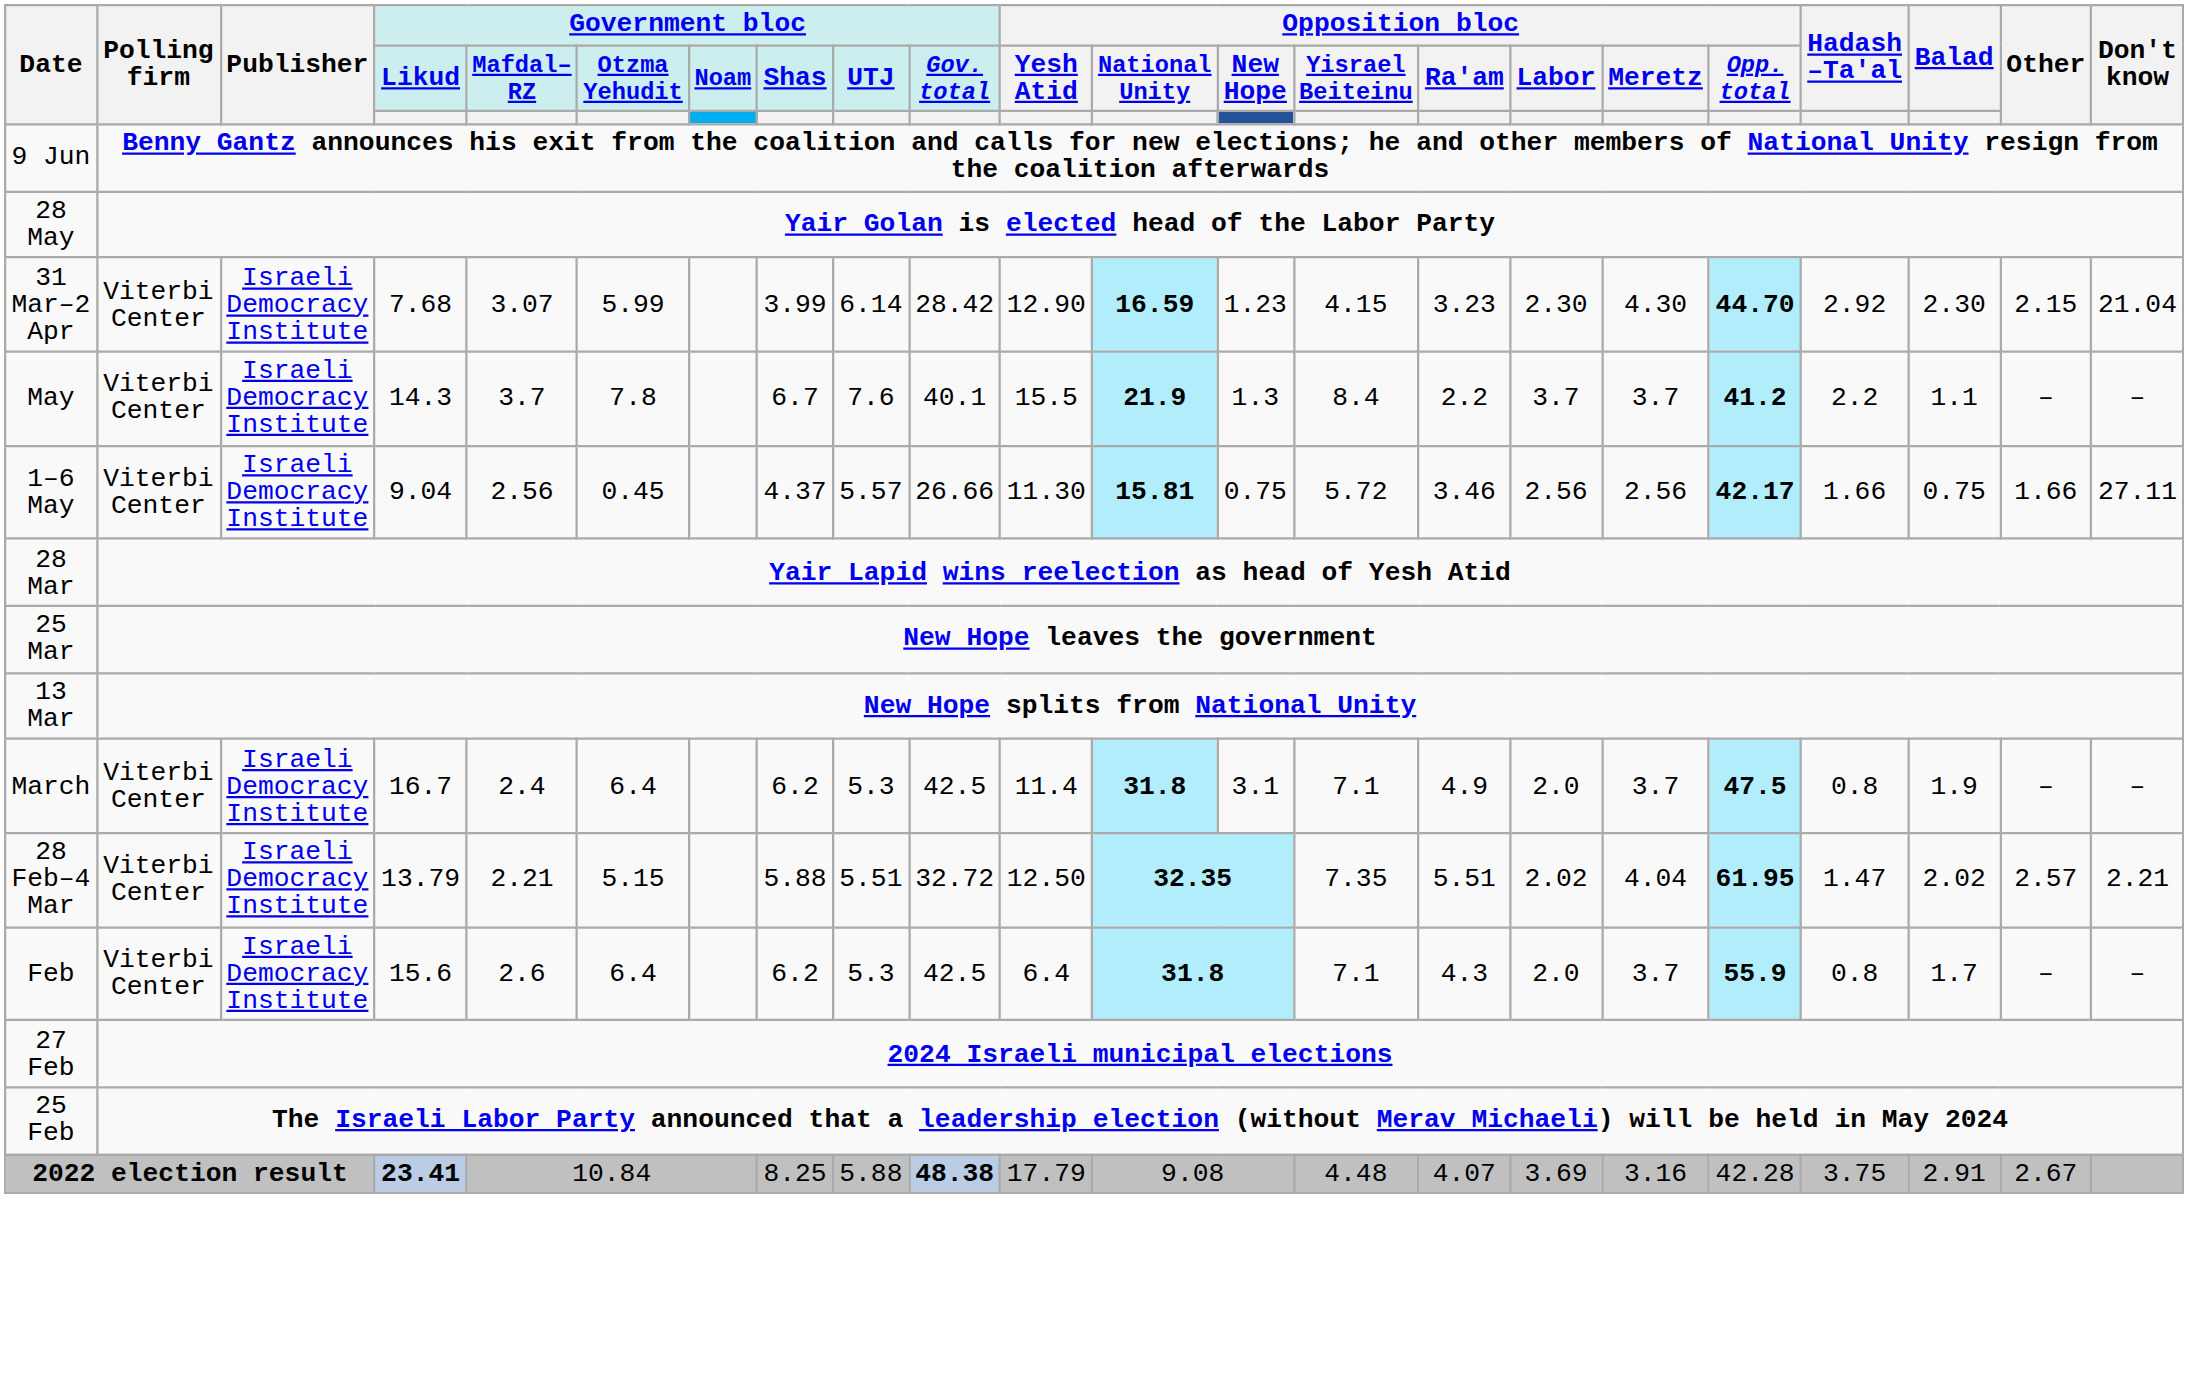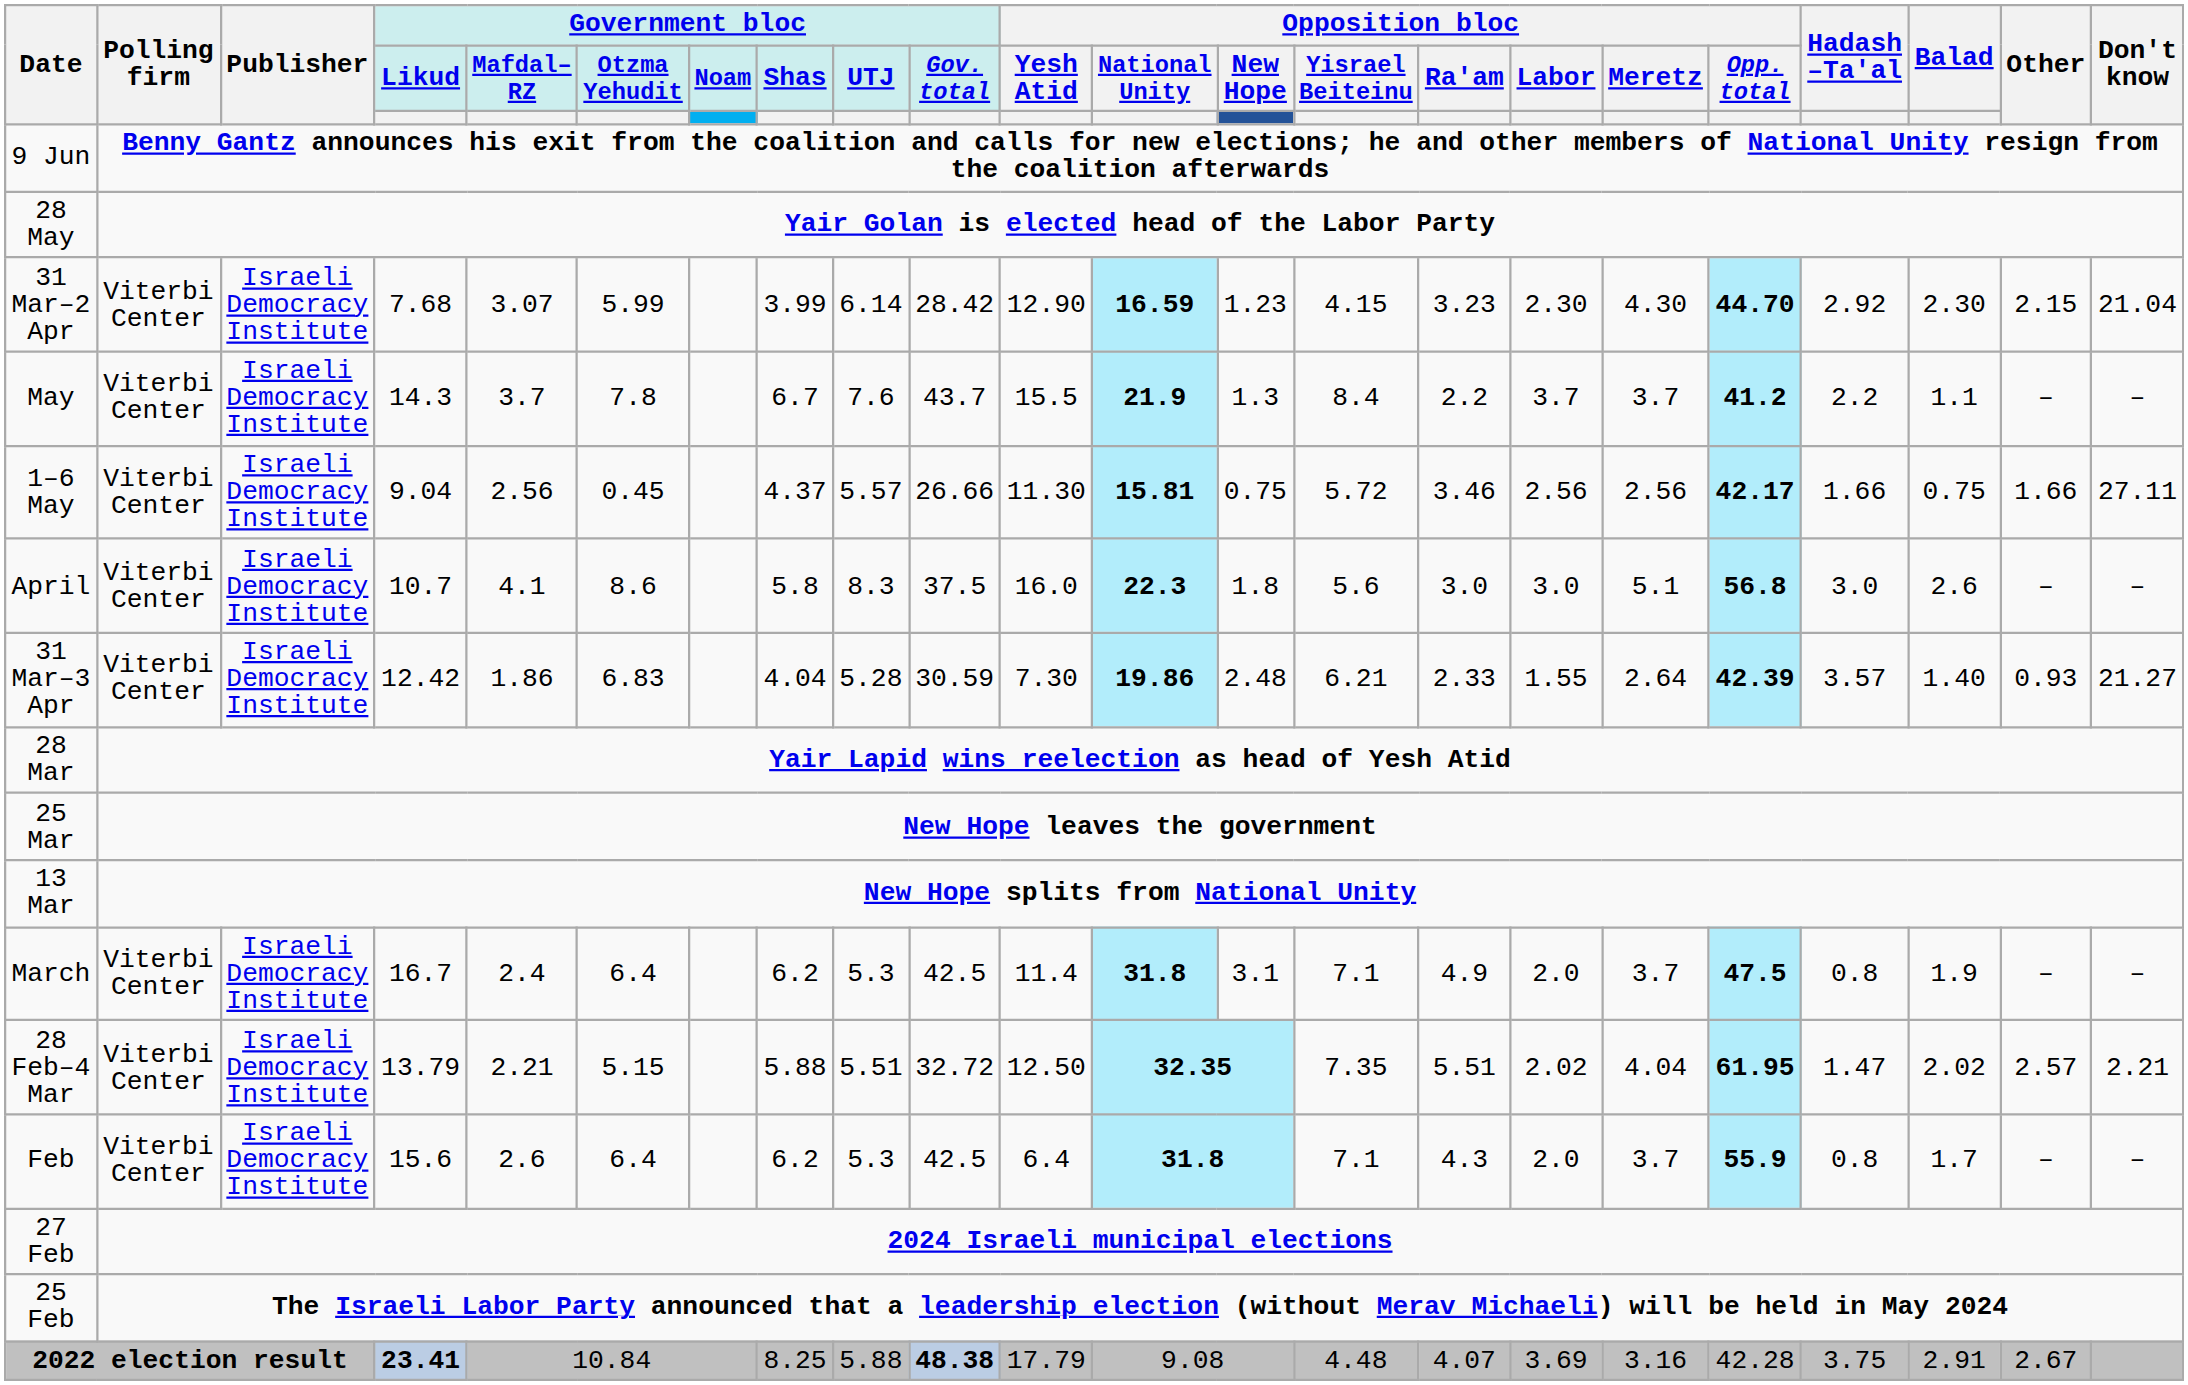(955, 398) 40.1 -> (955, 398) 43.7
+ row: (51, 585)
+ row: (51, 679)
